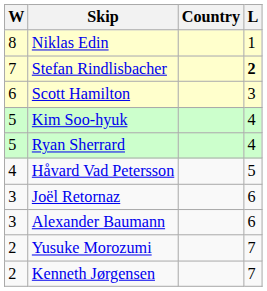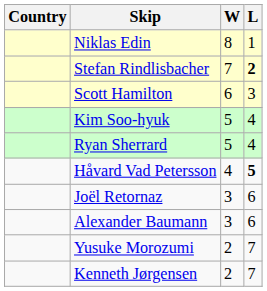columns swapped: (211, 17) <-> (16, 17)
(252, 171) normal -> (252, 171) bold
